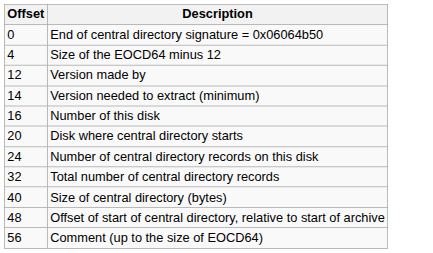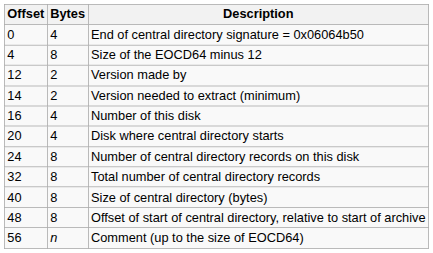+ column: (68, 14)
